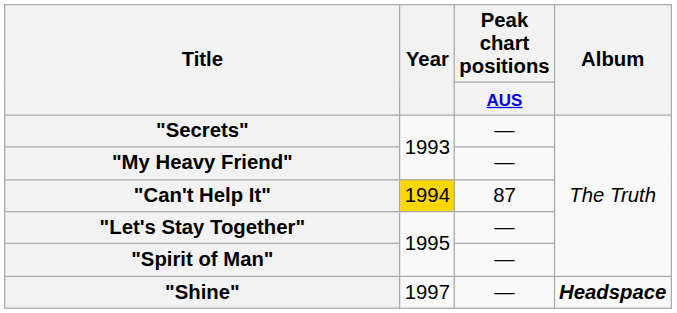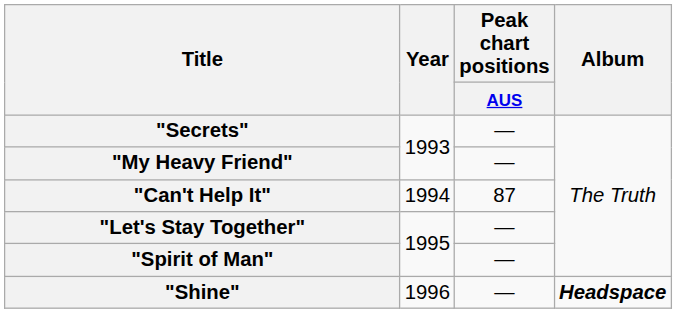(427, 195) gold background -> (427, 195) no background
(427, 291) 1997 -> (427, 291) 1996
